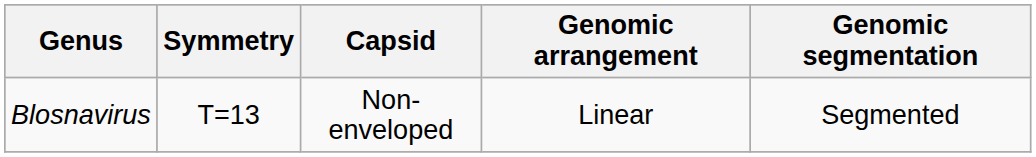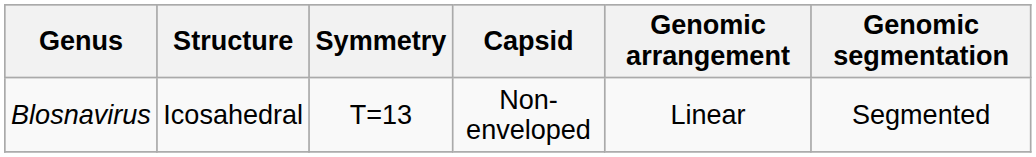+ column: (233, 41)
